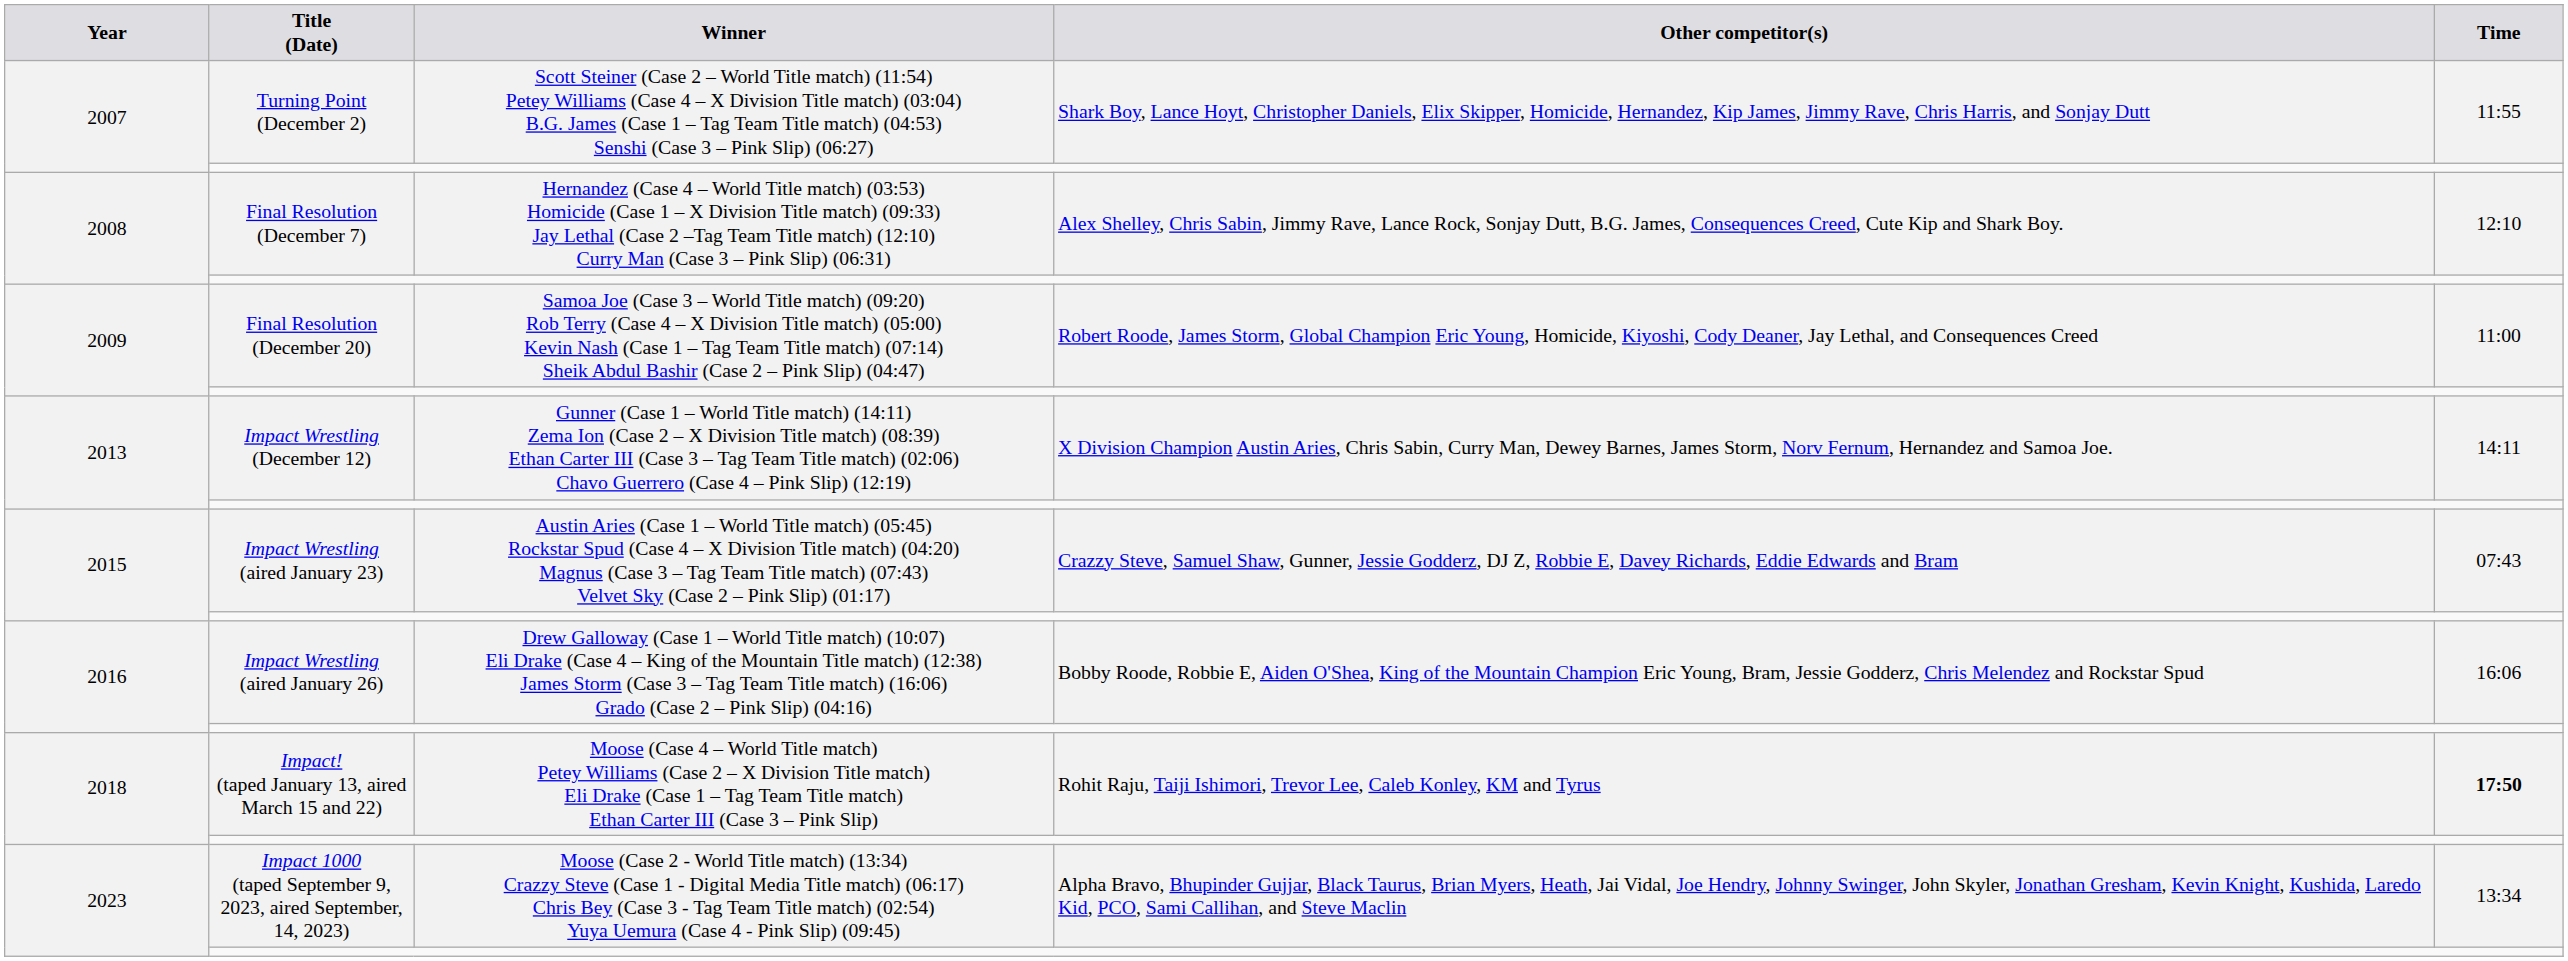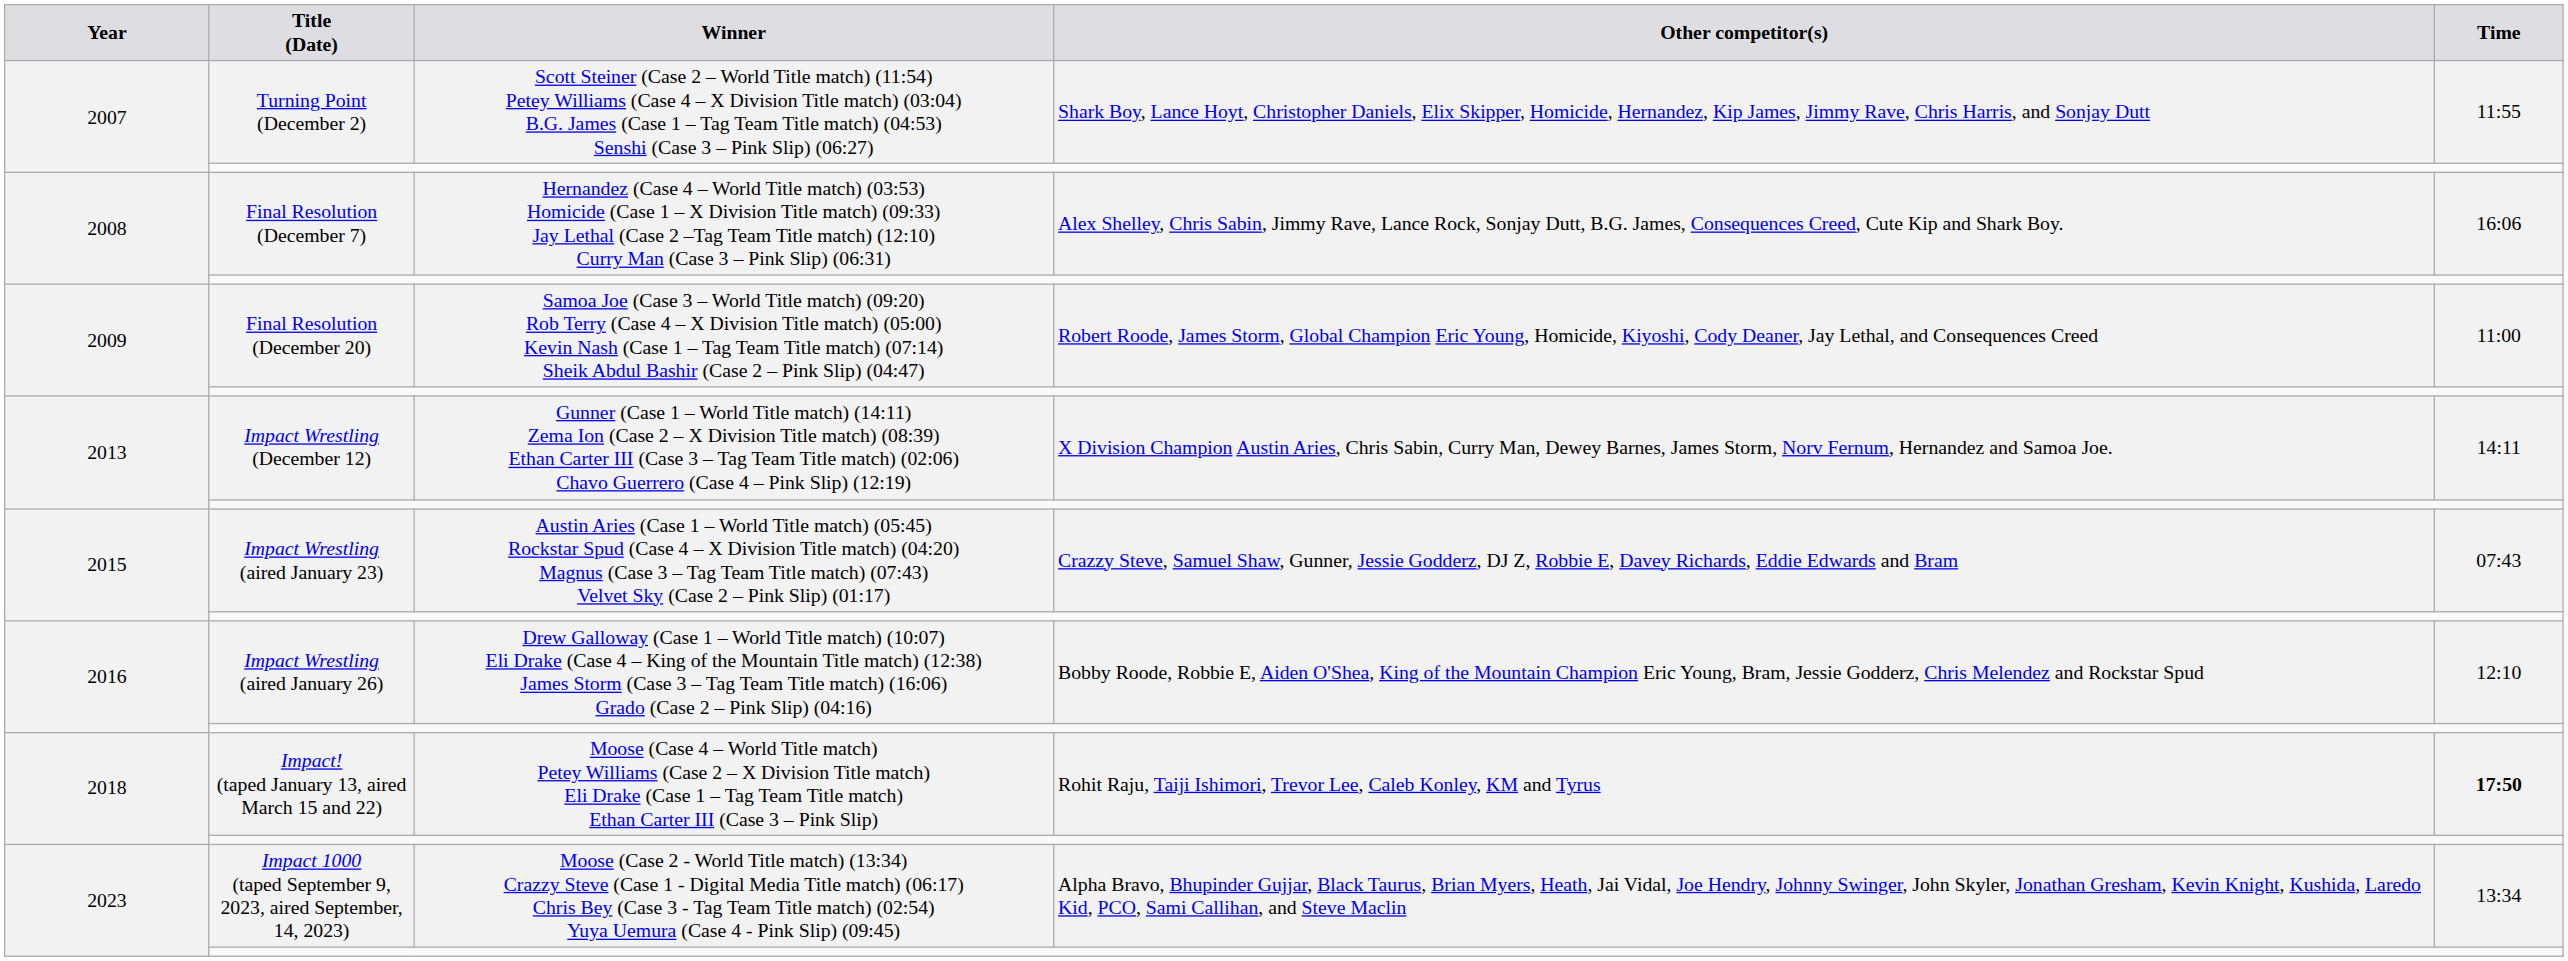(2499, 224) 12:10 -> (2499, 224) 16:06
(2499, 671) 16:06 -> (2499, 671) 12:10
